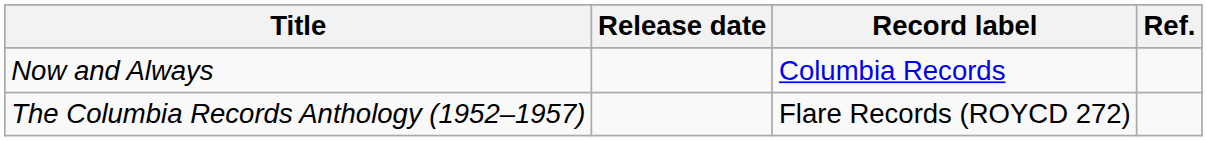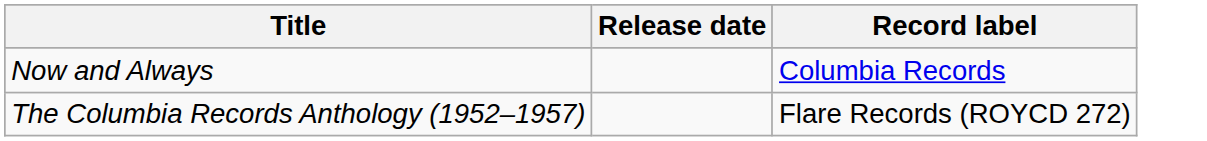- column: (1169, 26)
